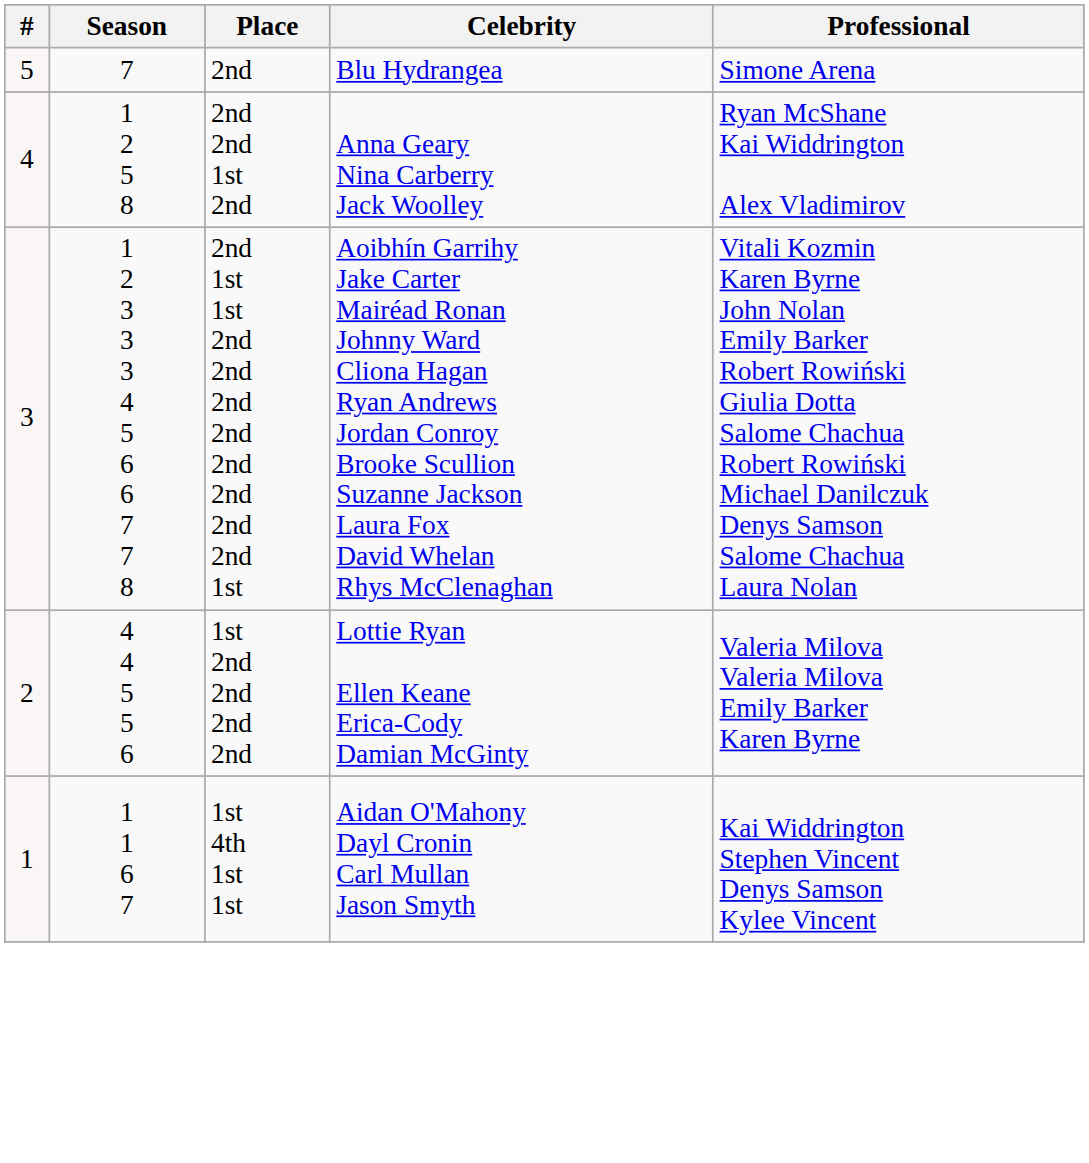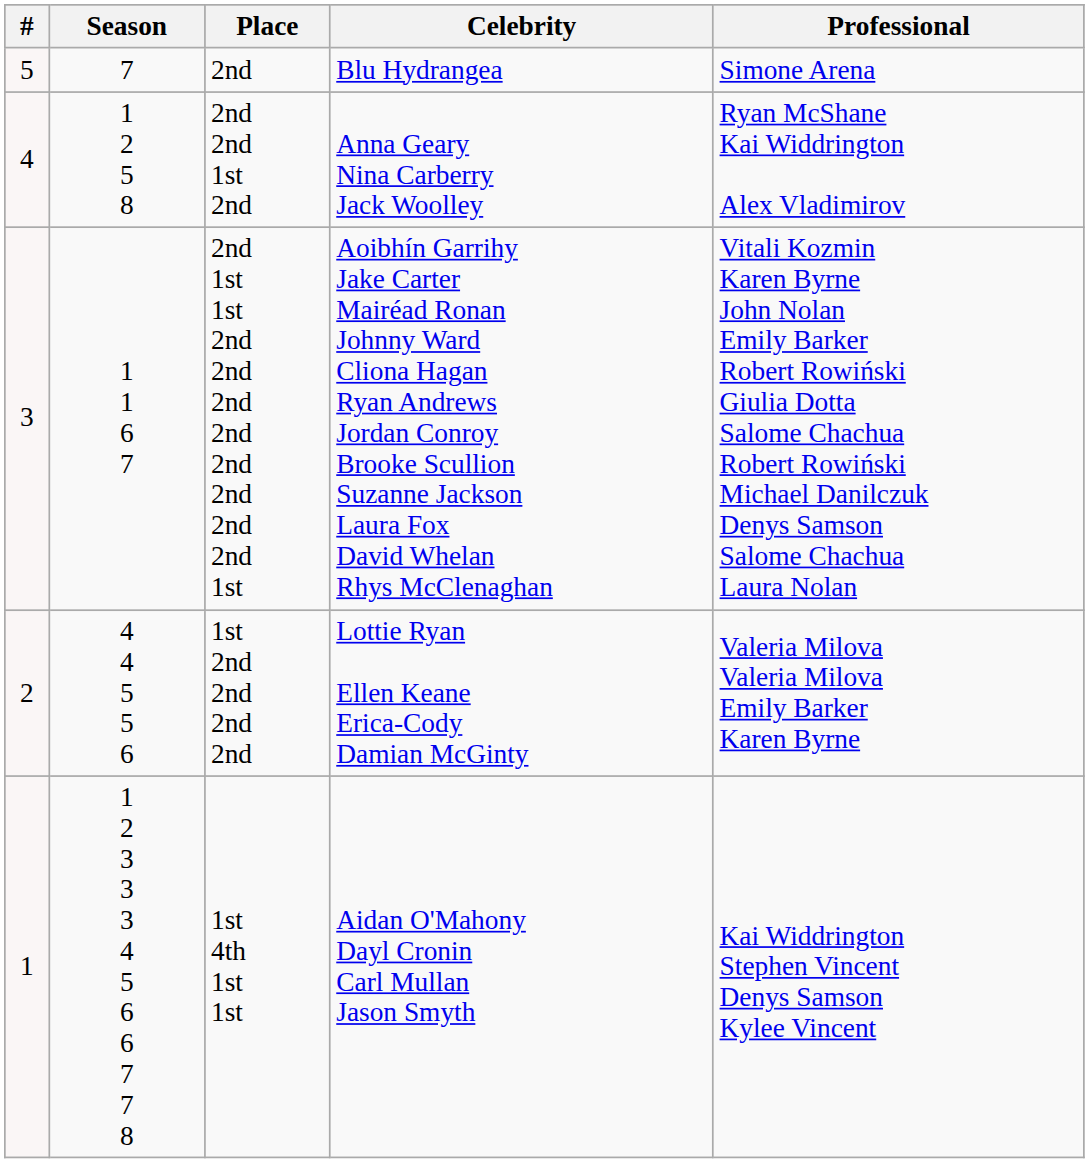(127, 417) 1 2 3 3 3 4 5 6 6 7 7 8 -> (127, 417) 1 1 6 7
(127, 858) 1 1 6 7 -> (127, 966) 1 2 3 3 3 4 5 6 6 7 7 8
